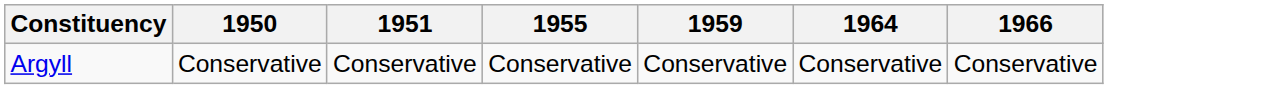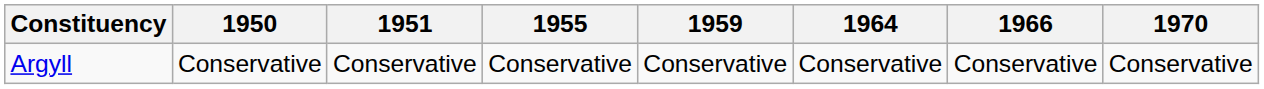+ column: (1181, 24)
